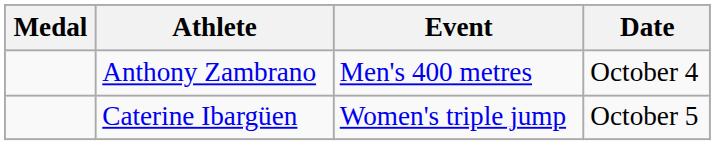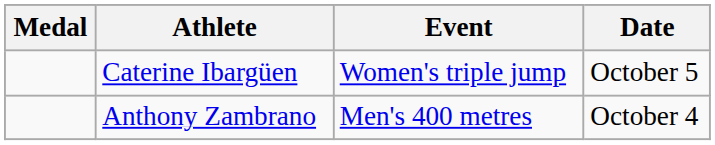rows swapped: (209, 72) <-> (200, 117)
